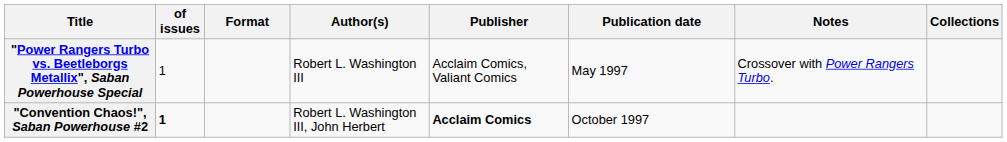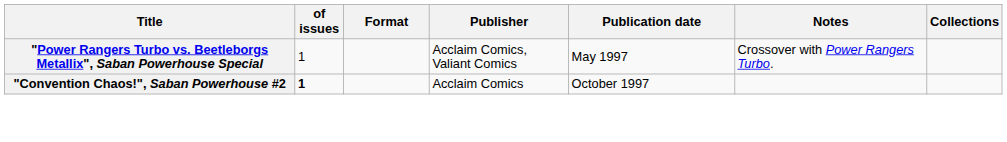- column: (360, 21)
(482, 120) bold -> (478, 84) normal
